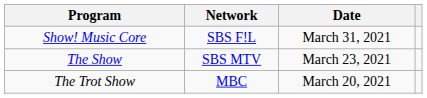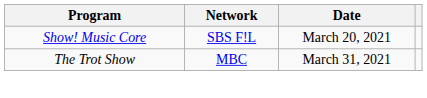(347, 37) March 31, 2021 -> (347, 37) March 20, 2021
- row: (95, 59)
(347, 81) March 20, 2021 -> (347, 59) March 31, 2021
